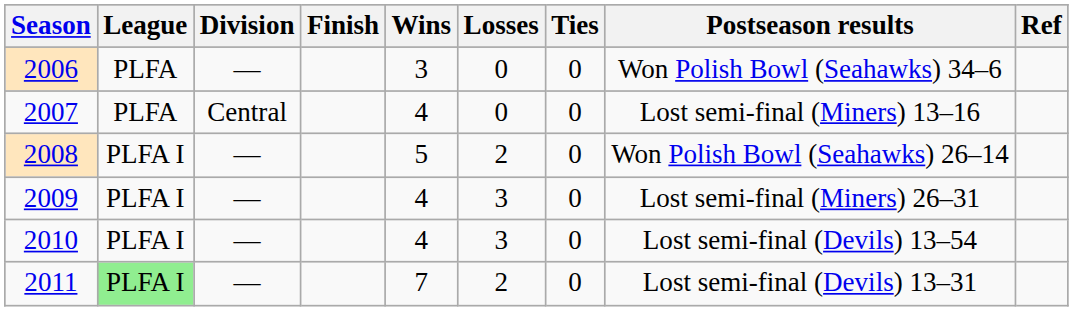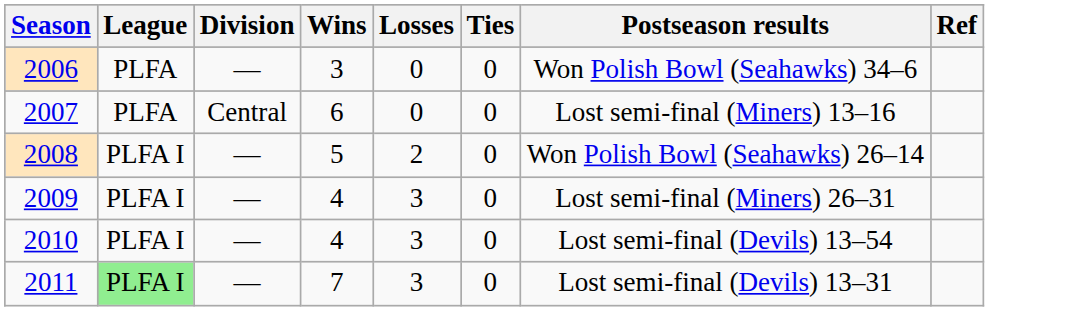- column: (343, 25)
(421, 111) 4 -> (337, 111) 6
(501, 283) 2 -> (417, 283) 3
